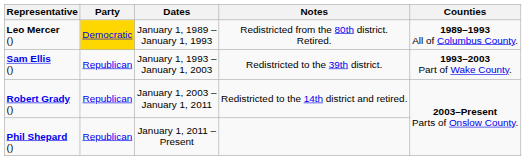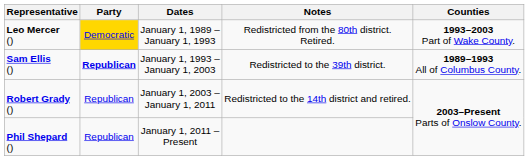(465, 35) 1989–1993 All of Columbus County. -> (468, 35) 1993–2003 Part of Wake County.
(107, 64) normal -> (109, 64) bold
(465, 64) 1993–2003 Part of Wake County. -> (468, 64) 1989–1993 All of Columbus County.
